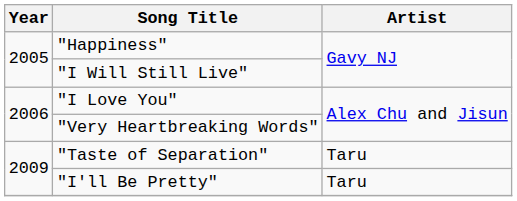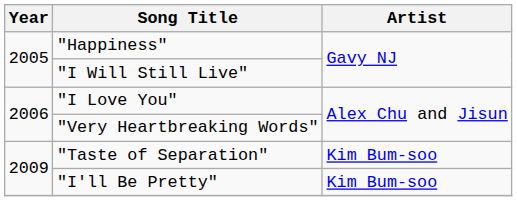(347, 155) Taru -> (382, 155) Kim Bum-soo
(347, 182) Taru -> (382, 182) Kim Bum-soo
